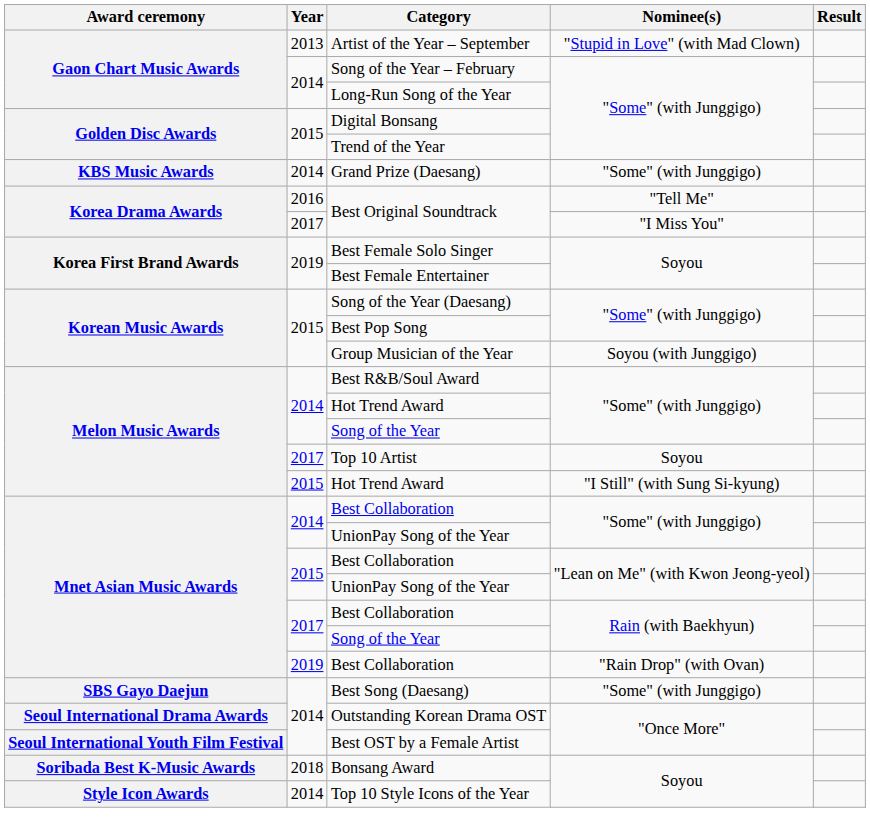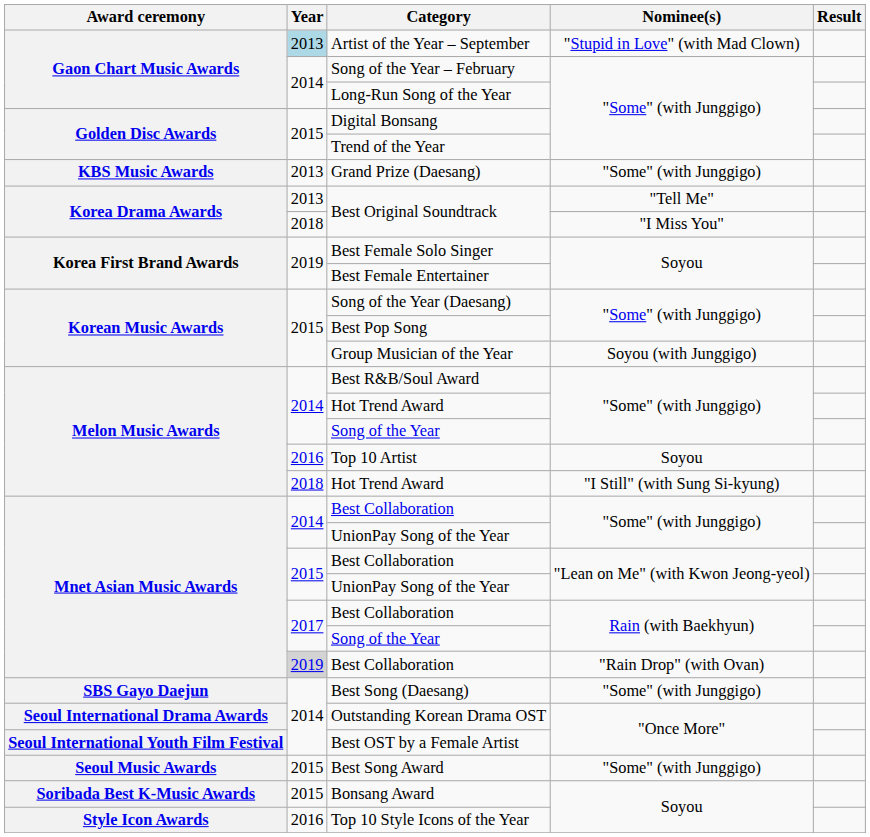(307, 43) no background -> (307, 43) lightblue background
(307, 172) 2014 -> (307, 172) 2013
(307, 198) 2016 -> (307, 198) 2013
(307, 224) 2017 -> (307, 224) 2018
(307, 457) 2017 -> (307, 457) 2016
(307, 483) 2015 -> (307, 483) 2018
(307, 664) no background -> (307, 664) lightgrey background
+ row: (387, 768)
(307, 768) 2018 -> (307, 793) 2015
(307, 793) 2014 -> (307, 819) 2016
